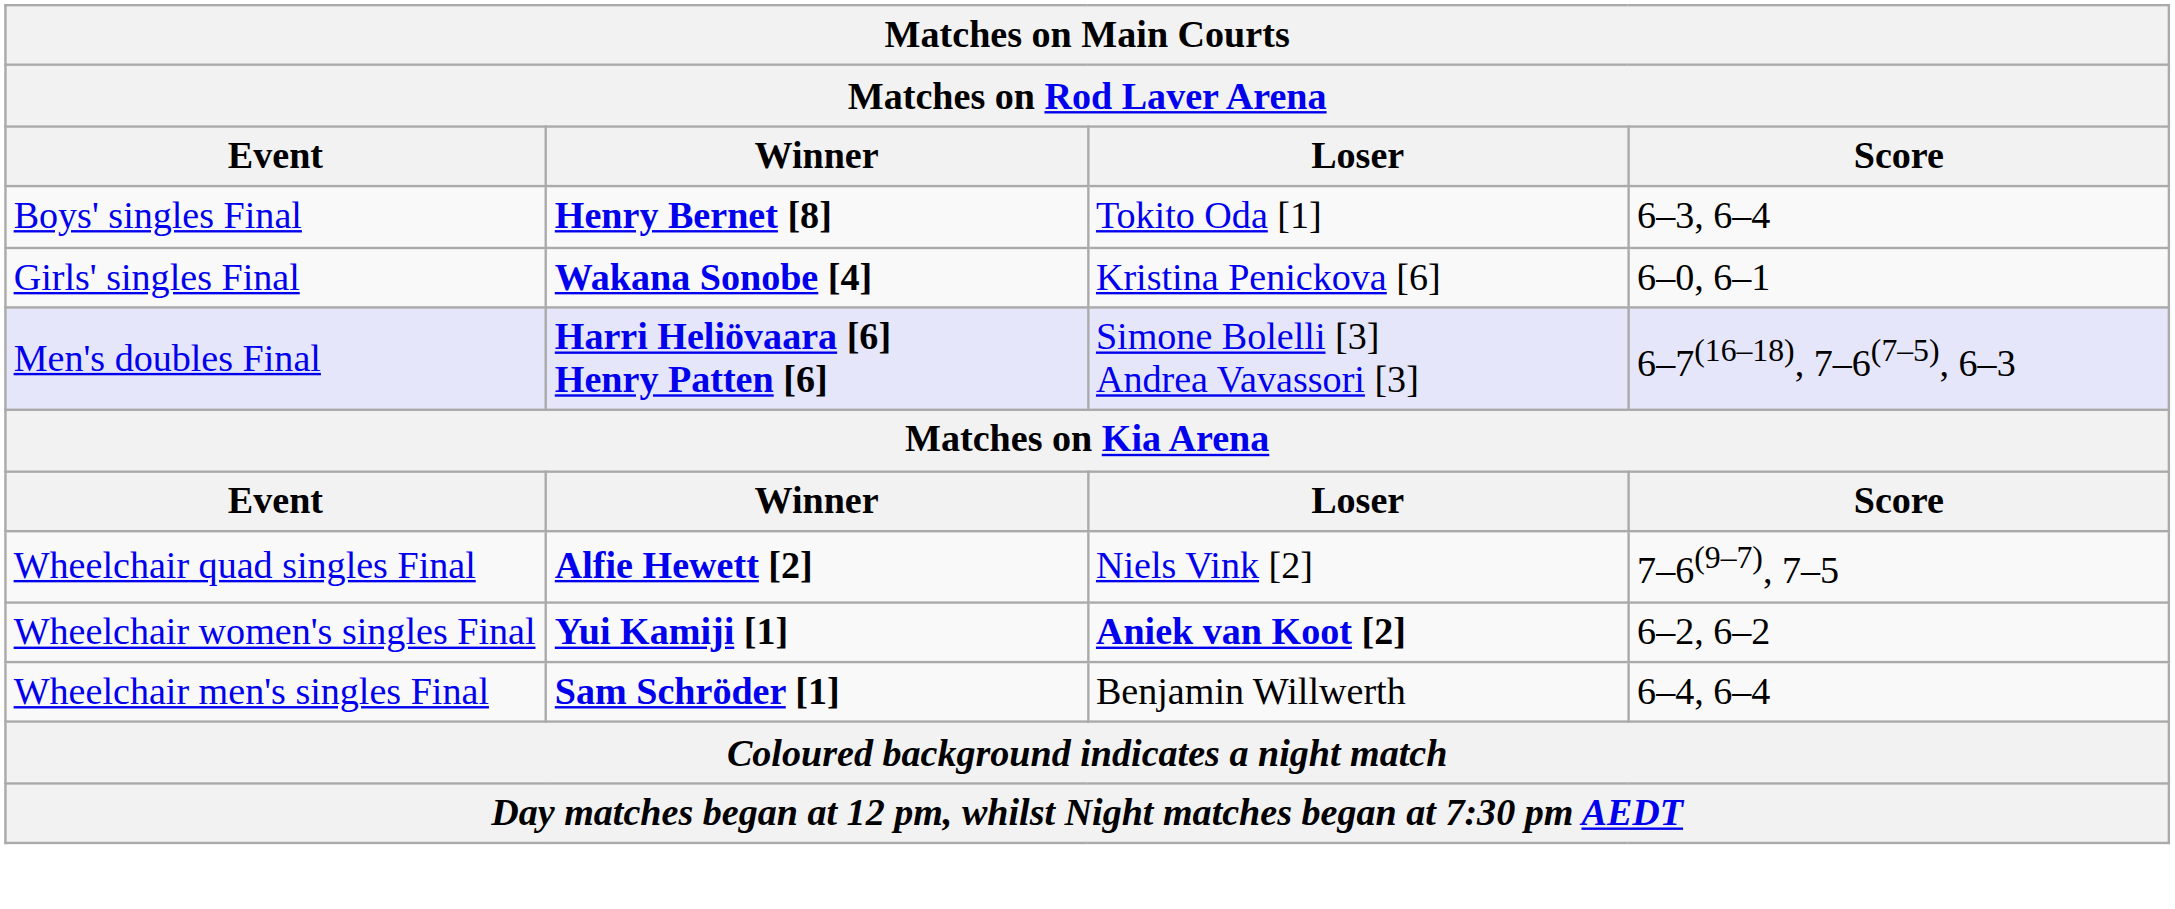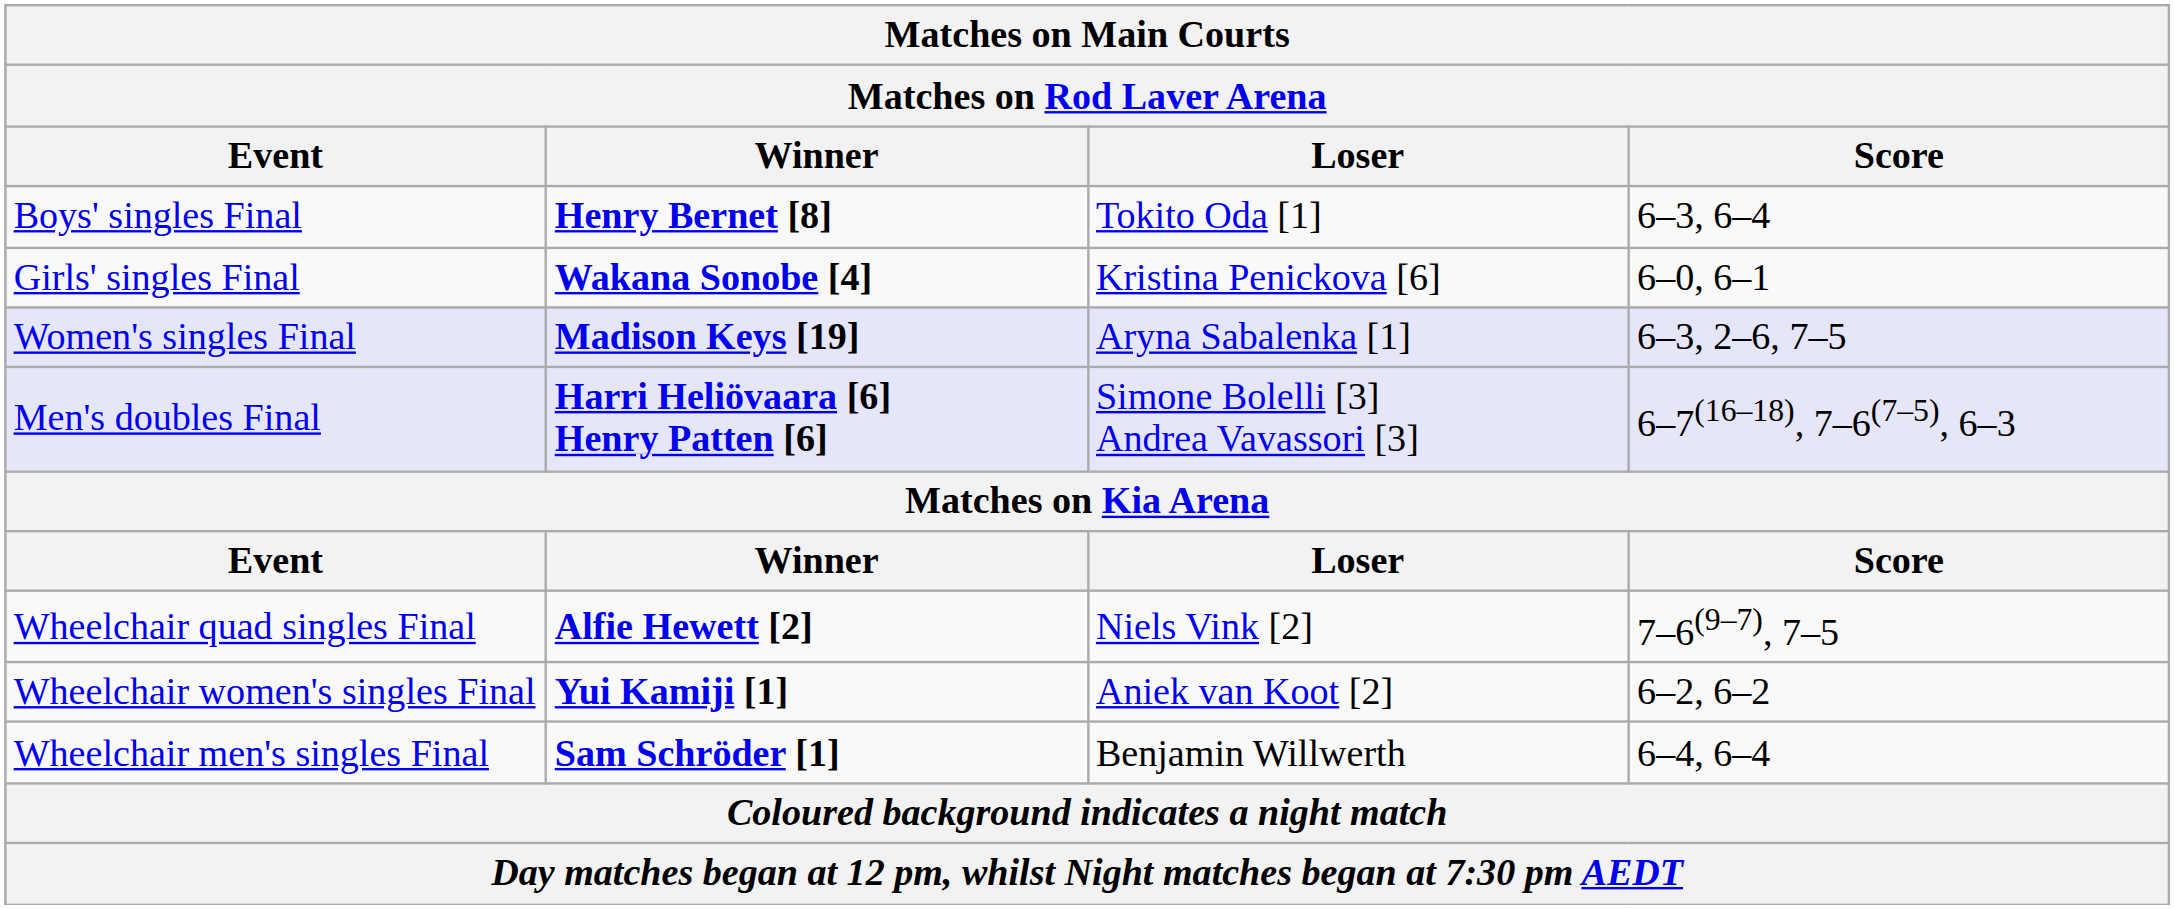+ row: (185, 336)
(1251, 631) bold -> (1245, 691) normal
